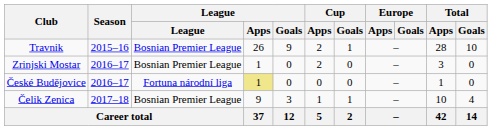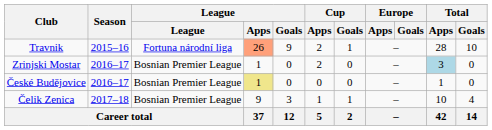(188, 47) Bosnian Premier League -> (188, 47) Fortuna národní liga
(258, 47) no background -> (258, 47) lightsalmon background
(441, 64) no background -> (441, 64) lightblue background
(188, 82) Fortuna národní liga -> (188, 82) Bosnian Premier League
